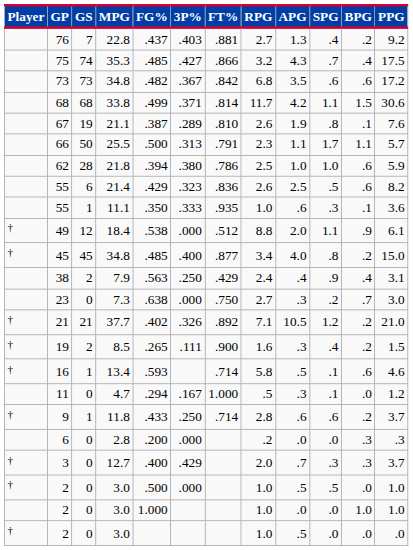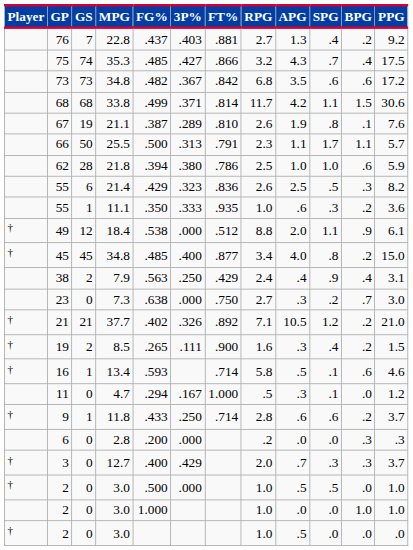(367, 186) .6 -> (367, 186) .3
(367, 207) .1 -> (367, 207) .2
